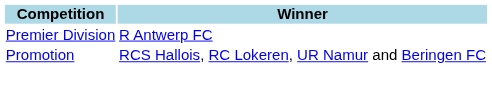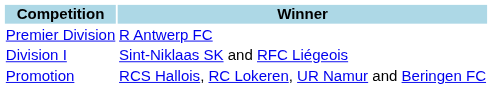+ row: (36, 55)
